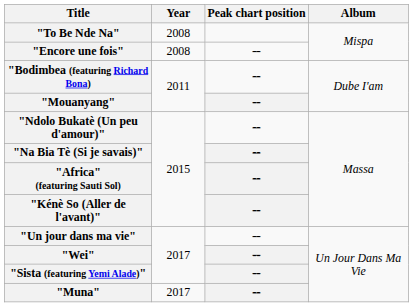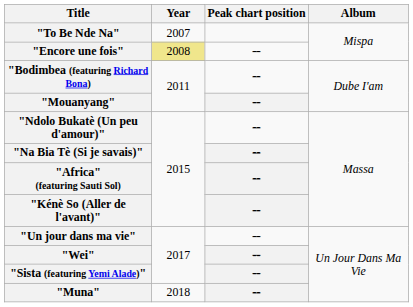(178, 32) 2008 -> (178, 32) 2007
(178, 51) no background -> (178, 51) khaki background
(178, 292) 2017 -> (178, 292) 2018
